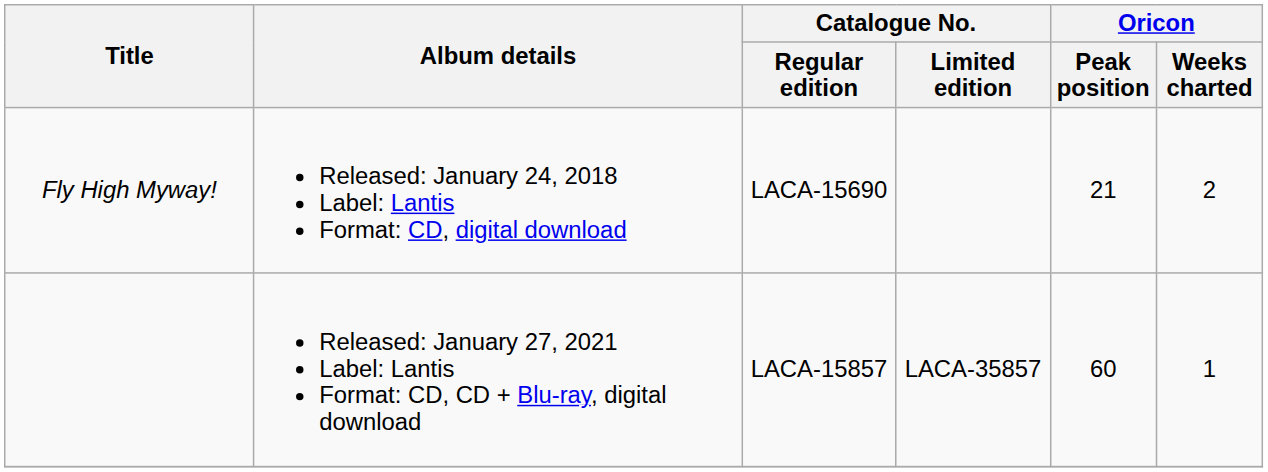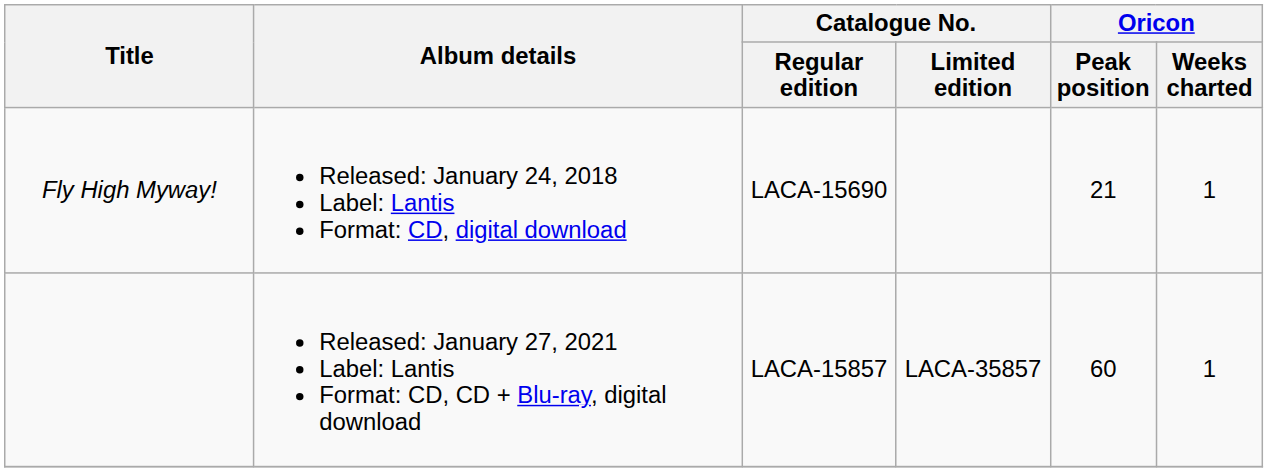(1210, 189) 2 -> (1210, 189) 1
